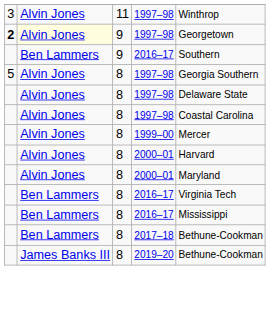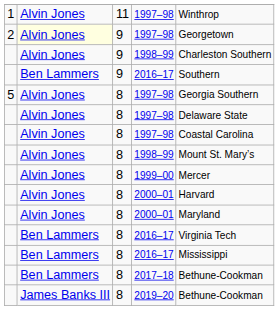(11, 14) 3 -> (11, 14) 1
(11, 34) bold -> (11, 34) normal
+ row: (119, 54)
+ row: (119, 154)
